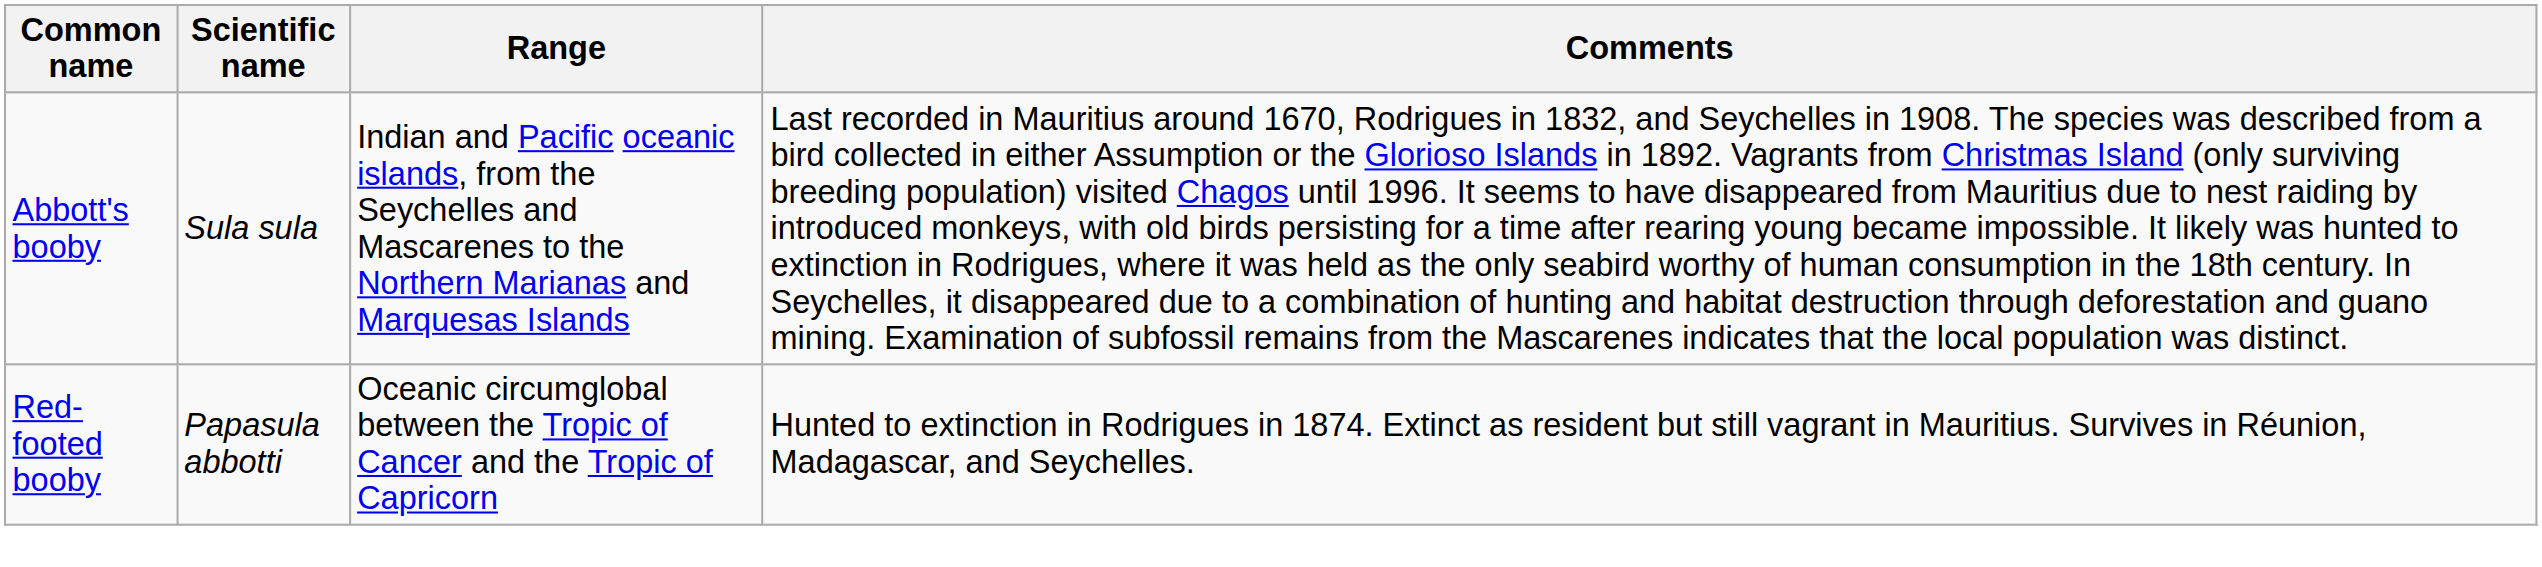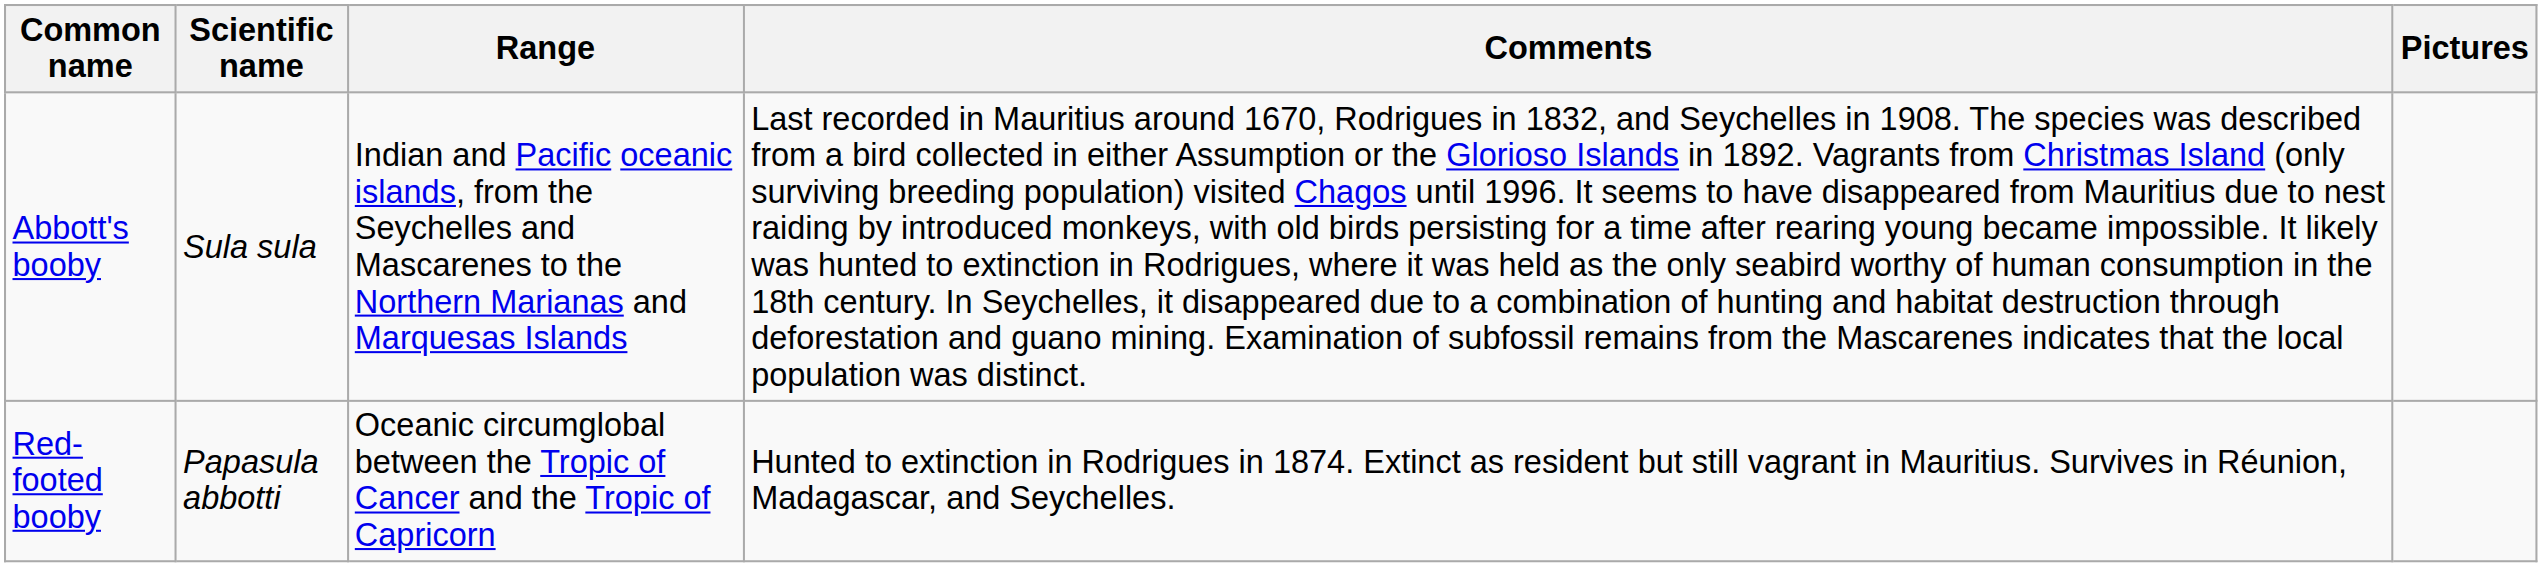+ column: (2465, 48)
